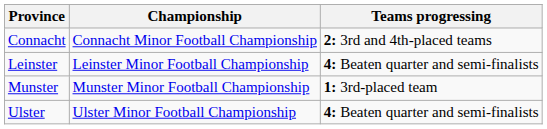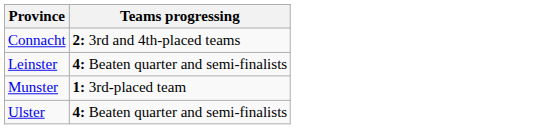- column: (195, 16)
